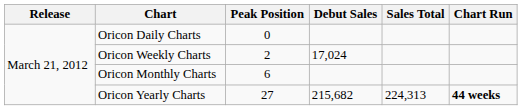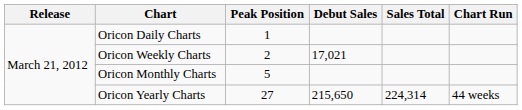(267, 34) 0 -> (267, 34) 1
(329, 54) 17,024 -> (329, 54) 17,021
(267, 74) 6 -> (267, 74) 5
(332, 94) 215,682 -> (332, 94) 215,650
(405, 94) 224,313 -> (405, 94) 224,314
(476, 94) bold -> (476, 94) normal
